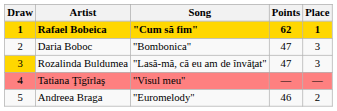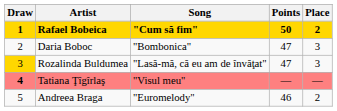(286, 30) 62 -> (286, 30) 50
(317, 30) 1 -> (317, 30) 2
(20, 81) normal -> (20, 81) bold
